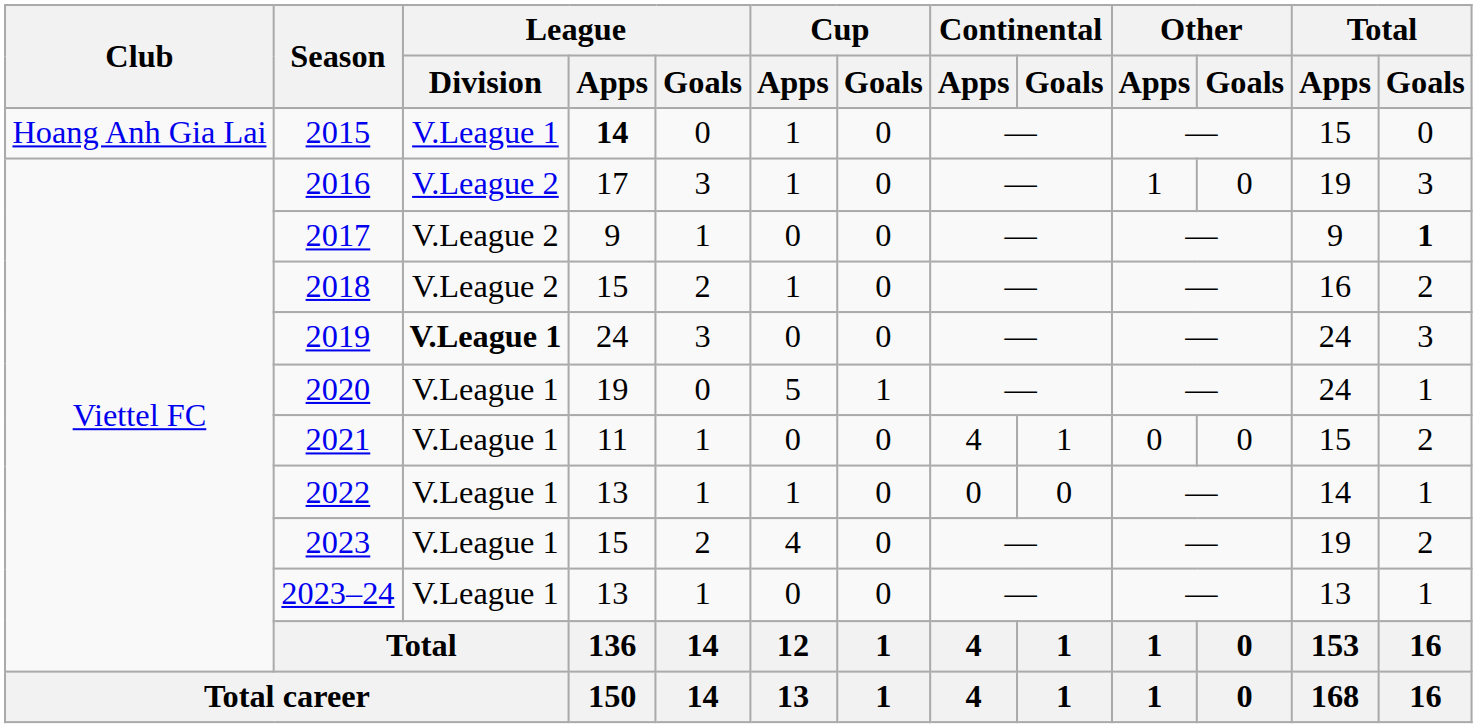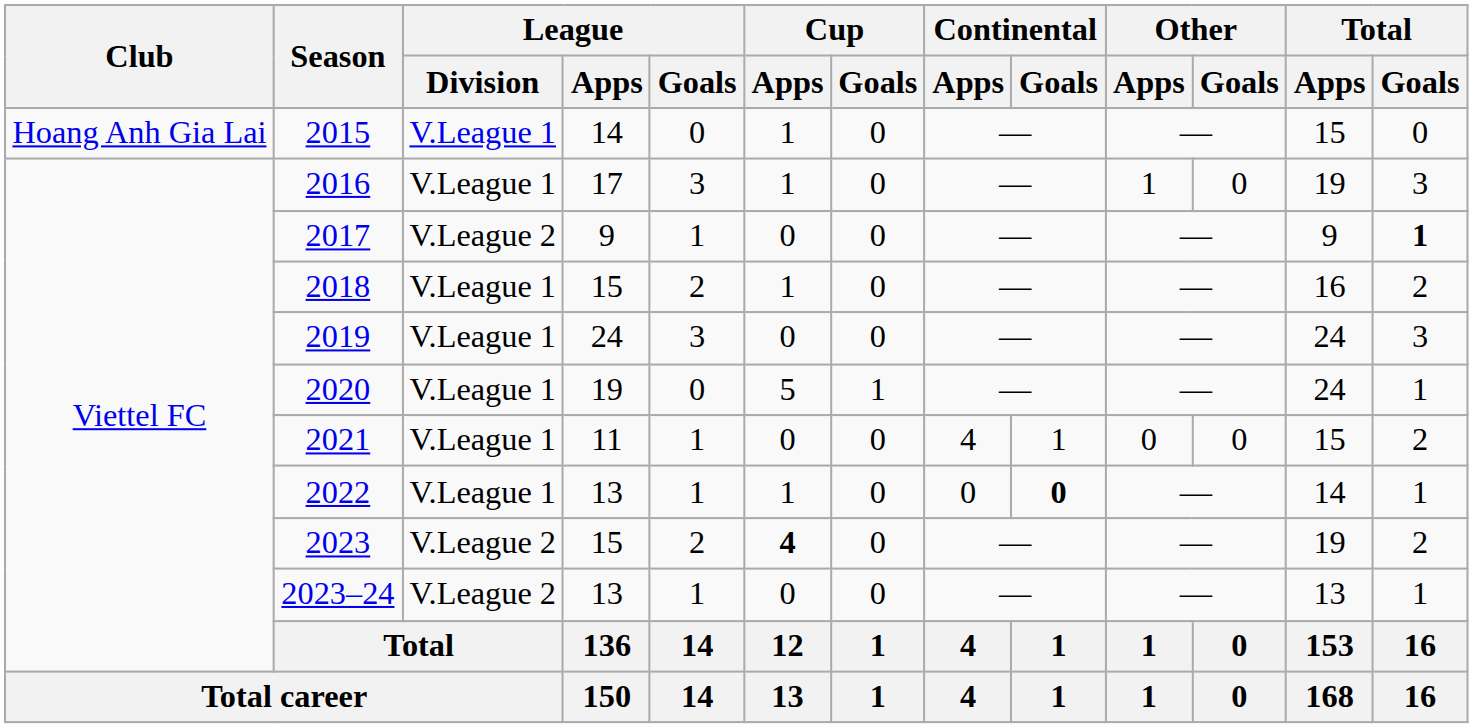(612, 132) bold -> (607, 132) normal
(485, 183) V.League 2 -> (483, 183) V.League 1
(485, 286) V.League 2 -> (483, 286) V.League 1
(485, 337) bold -> (483, 337) normal
(1064, 491) normal -> (1059, 491) bold
(485, 542) V.League 1 -> (483, 542) V.League 2
(793, 542) normal -> (788, 542) bold
(485, 593) V.League 1 -> (483, 593) V.League 2
